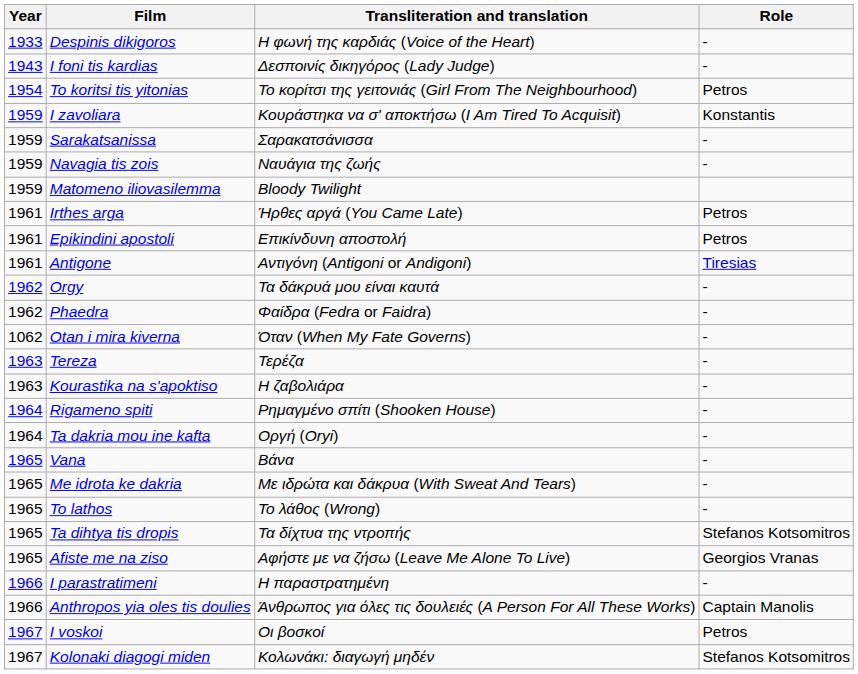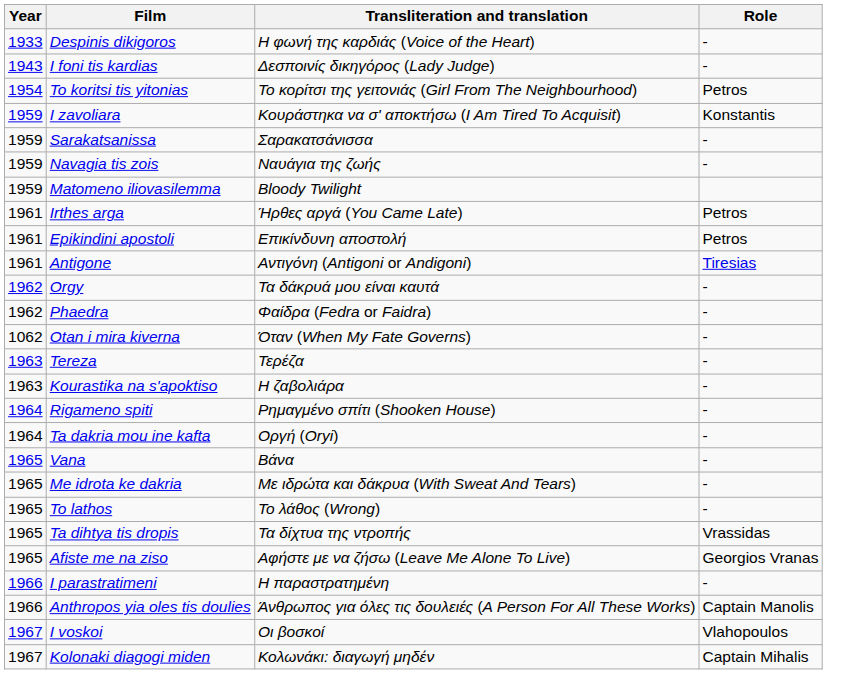(776, 533) Stefanos Kotsomitros -> (736, 533) Vrassidas
(725, 632) Petros -> (745, 632) Vlahopoulos
(776, 656) Stefanos Kotsomitros -> (756, 656) Captain Mihalis
